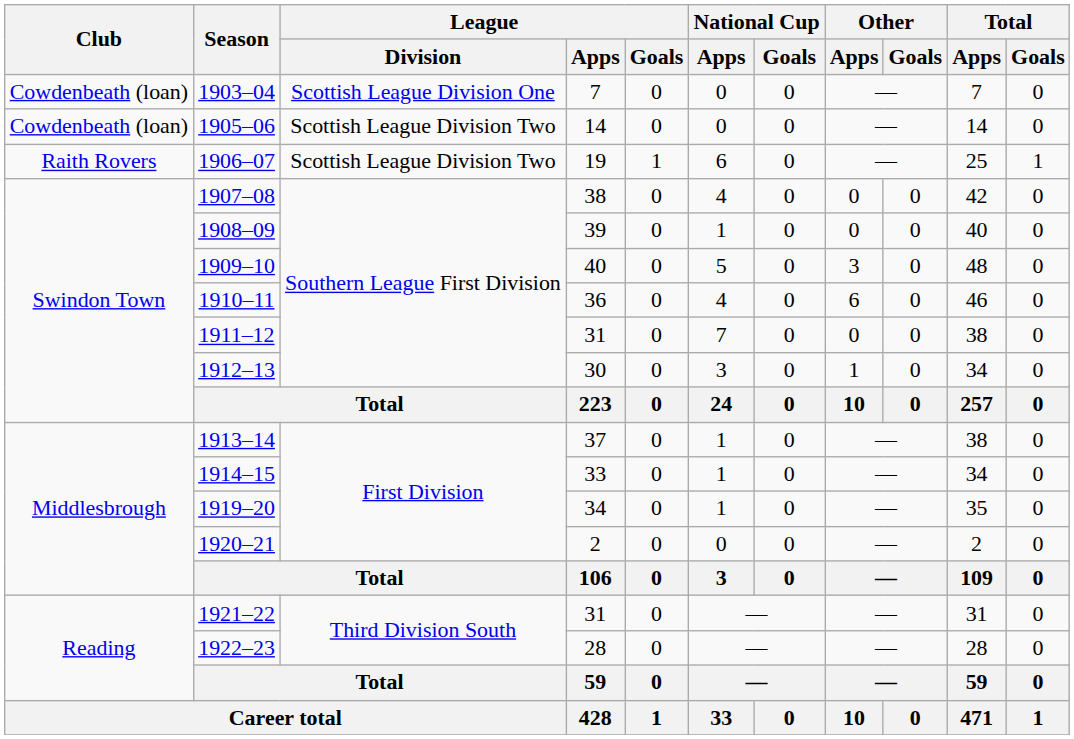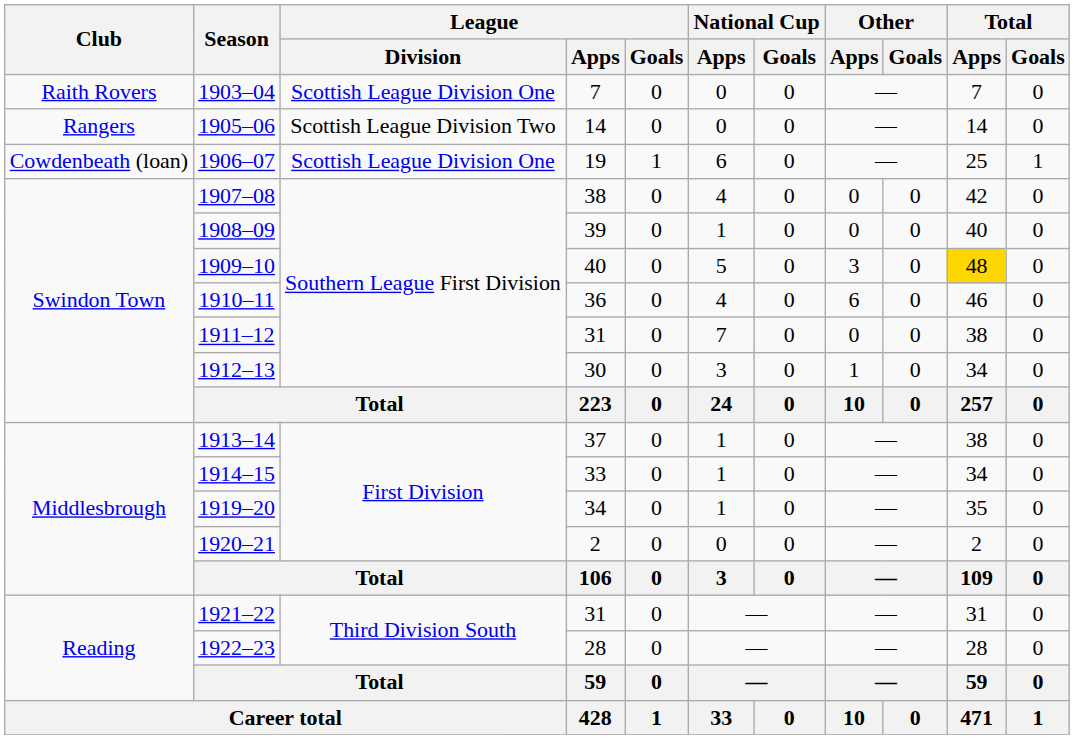(99, 91) Cowdenbeath (loan) -> (99, 91) Raith Rovers
(99, 126) Cowdenbeath (loan) -> (99, 126) Rangers
(99, 160) Raith Rovers -> (99, 160) Cowdenbeath (loan)
(423, 160) Scottish League Division Two -> (423, 160) Scottish League Division One
(977, 265) no background -> (977, 265) gold background
